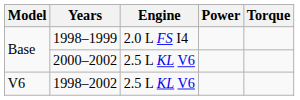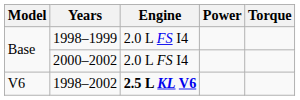(159, 60) 2.5 L KL V6 -> (156, 60) 2.0 L FS I4
(159, 83) normal -> (160, 83) bold
